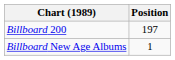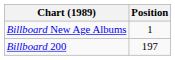rows swapped: (67, 47) <-> (37, 30)
